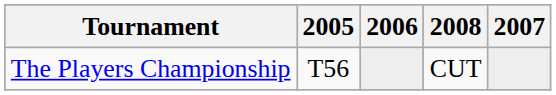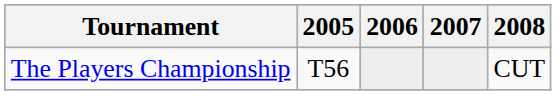columns swapped: (519, 25) <-> (456, 25)
